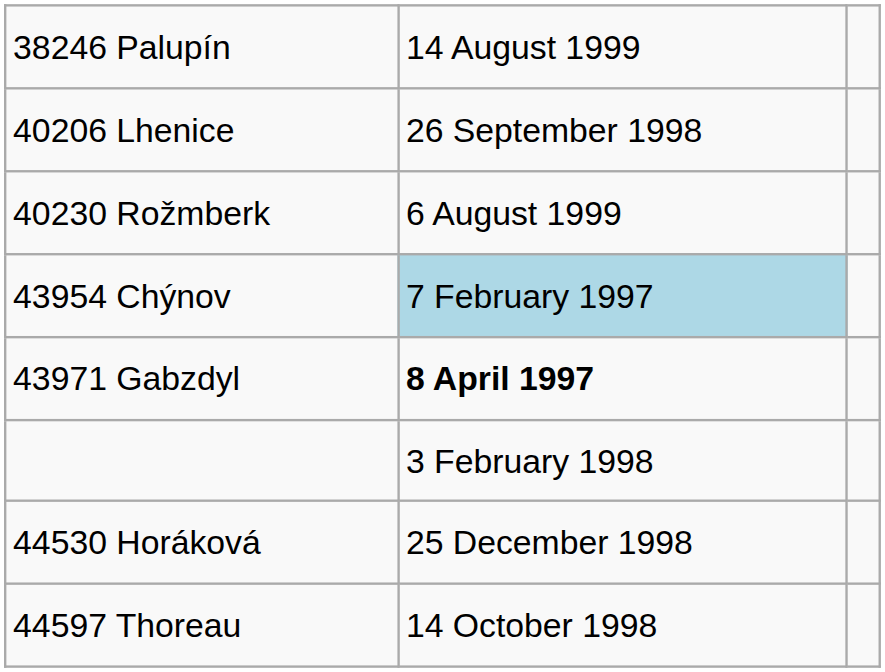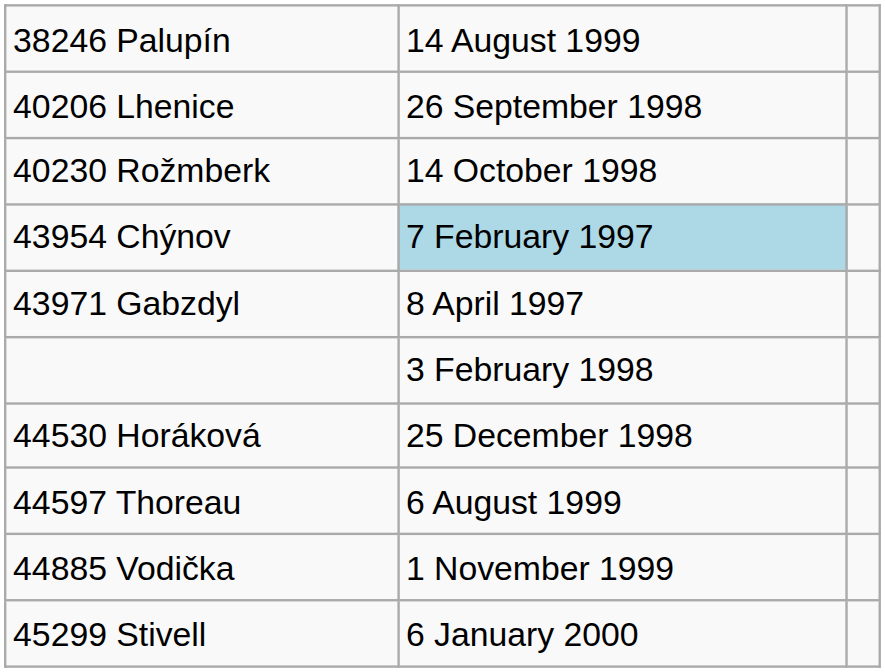(514, 213) 6 August 1999 -> (532, 171) 14 October 1998
(500, 378) bold -> (495, 303) normal
(532, 626) 14 October 1998 -> (514, 502) 6 August 1999
+ row: (124, 568)
+ row: (110, 634)
